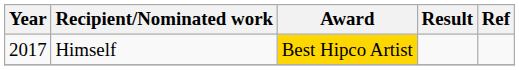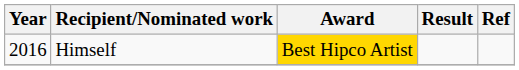(28, 49) 2017 -> (28, 49) 2016
